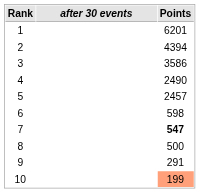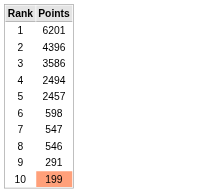- column: (96, 13)
(175, 47) 4394 -> (54, 47) 4396
(175, 80) 2490 -> (54, 80) 2494
(175, 130) bold -> (54, 130) normal
(175, 146) 500 -> (54, 146) 546
